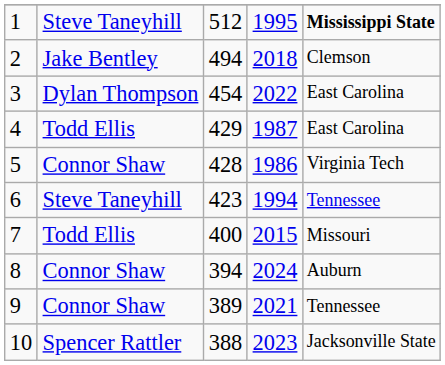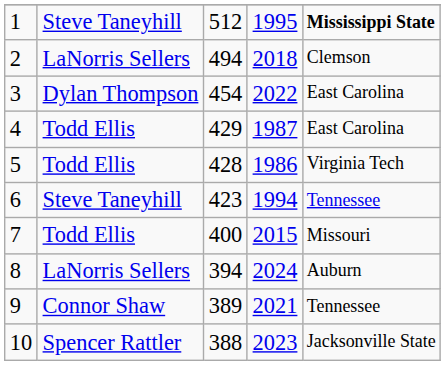(100, 57) Jake Bentley -> (116, 57) LaNorris Sellers
(104, 164) Connor Shaw -> (89, 164) Todd Ellis
(104, 270) Connor Shaw -> (116, 270) LaNorris Sellers
